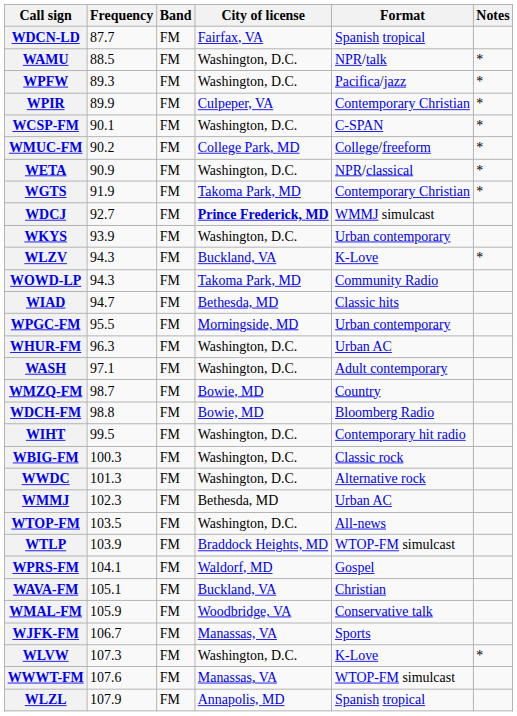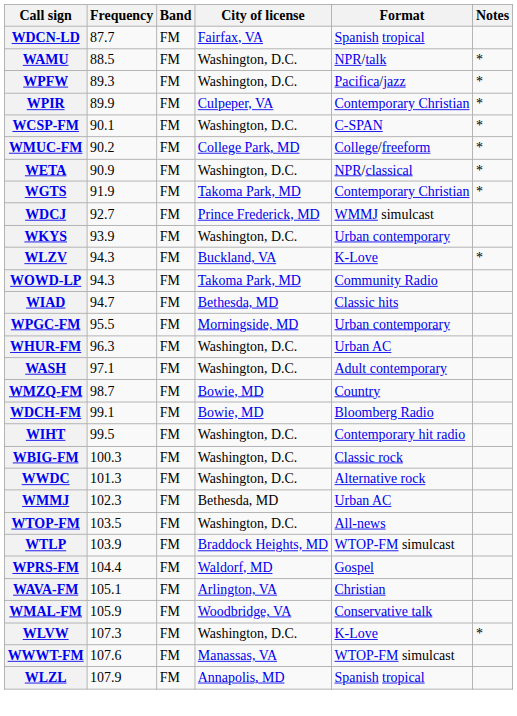(263, 214) bold -> (259, 214) normal
(102, 412) 98.8 -> (102, 412) 99.1
(106, 567) 104.1 -> (106, 567) 104.4
(237, 589) Buckland, VA -> (237, 589) Arlington, VA
- row: (46, 633)
